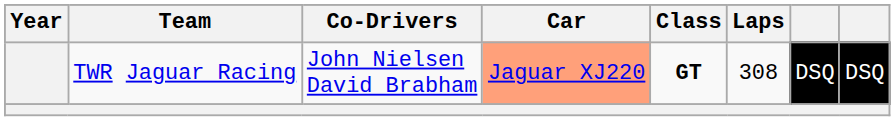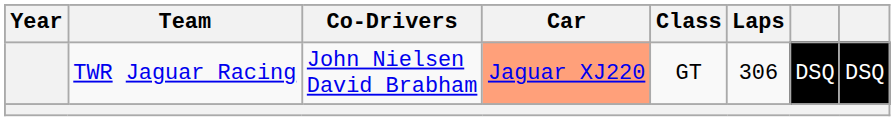(689, 73) bold -> (689, 73) normal
(758, 73) 308 -> (758, 73) 306
